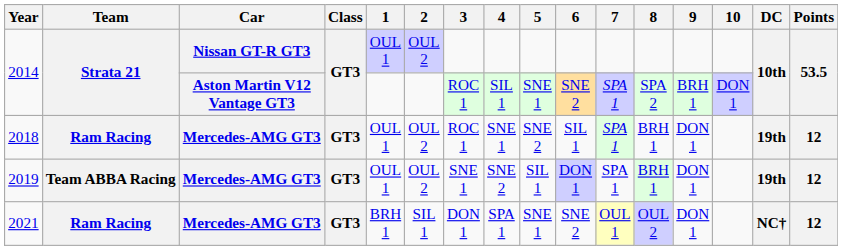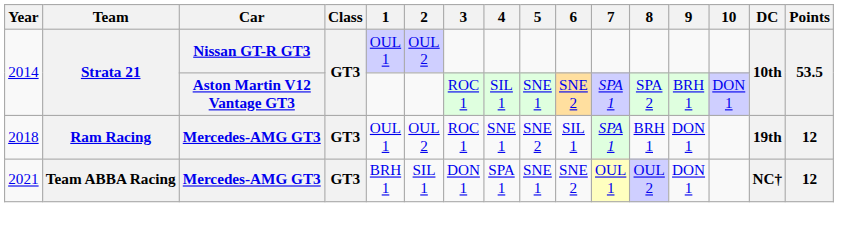- row: (23, 179)
(111, 222) Ram Racing -> (111, 179) Team ABBA Racing
